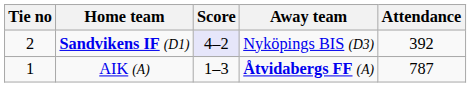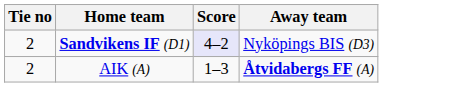- column: (421, 17)
(30, 69) 1 -> (30, 69) 2
